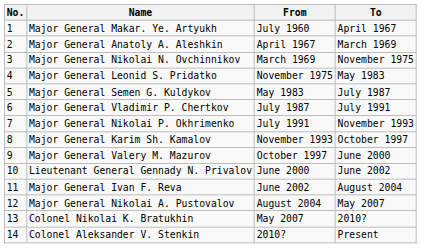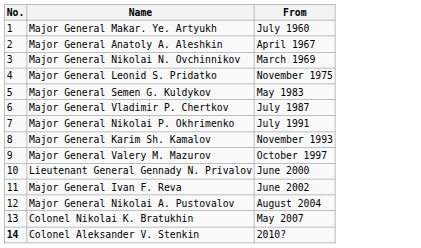- column: (376, 12)
(13, 235) normal -> (13, 235) bold
